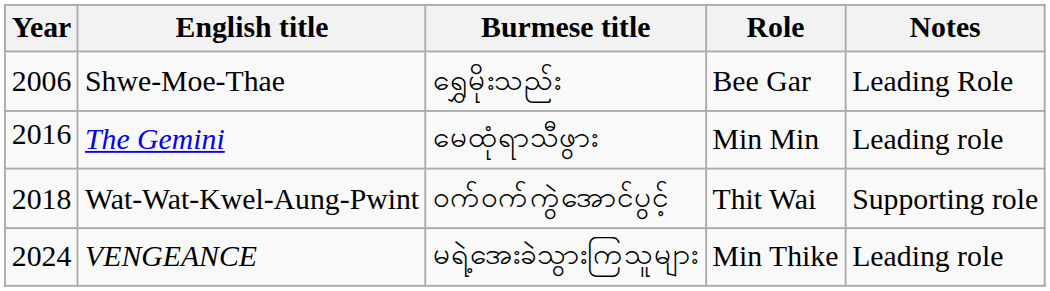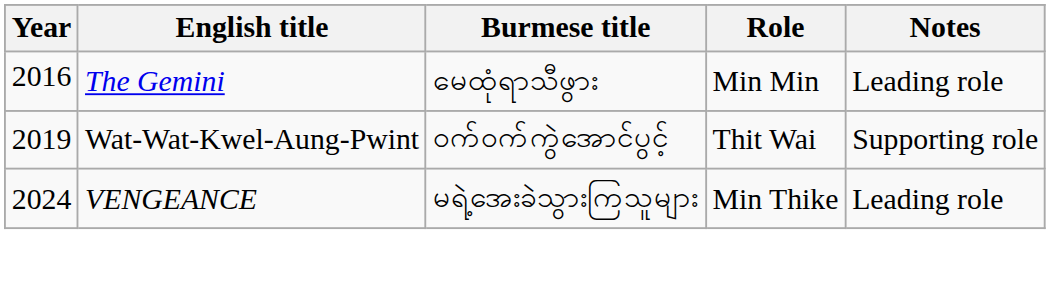- row: (185, 80)
(42, 198) 2018 -> (42, 139) 2019
